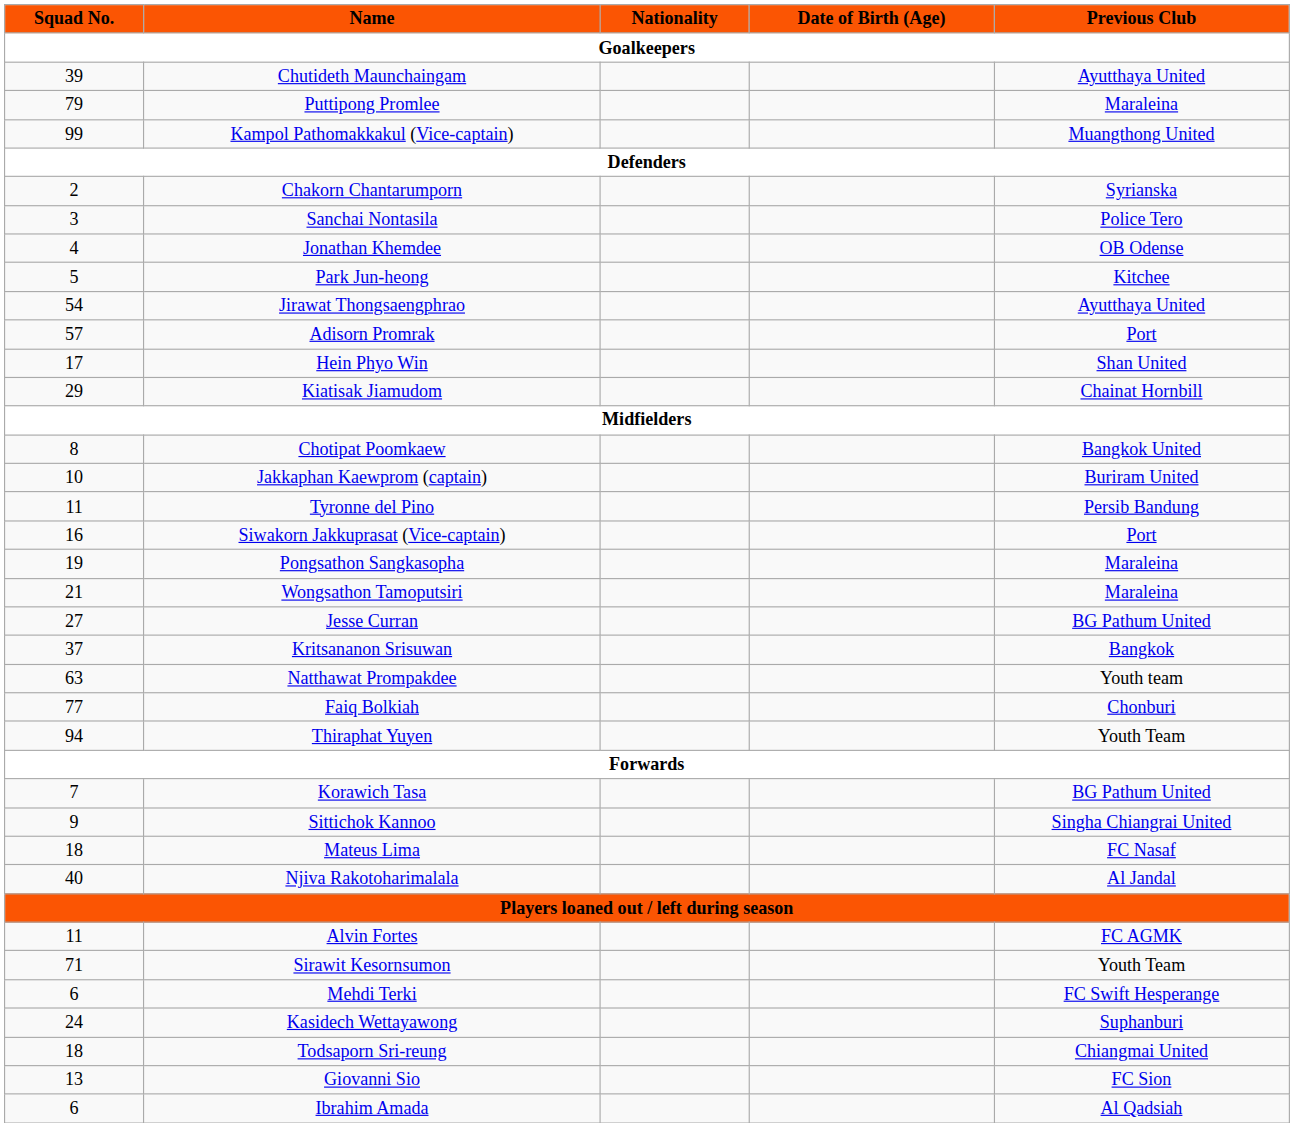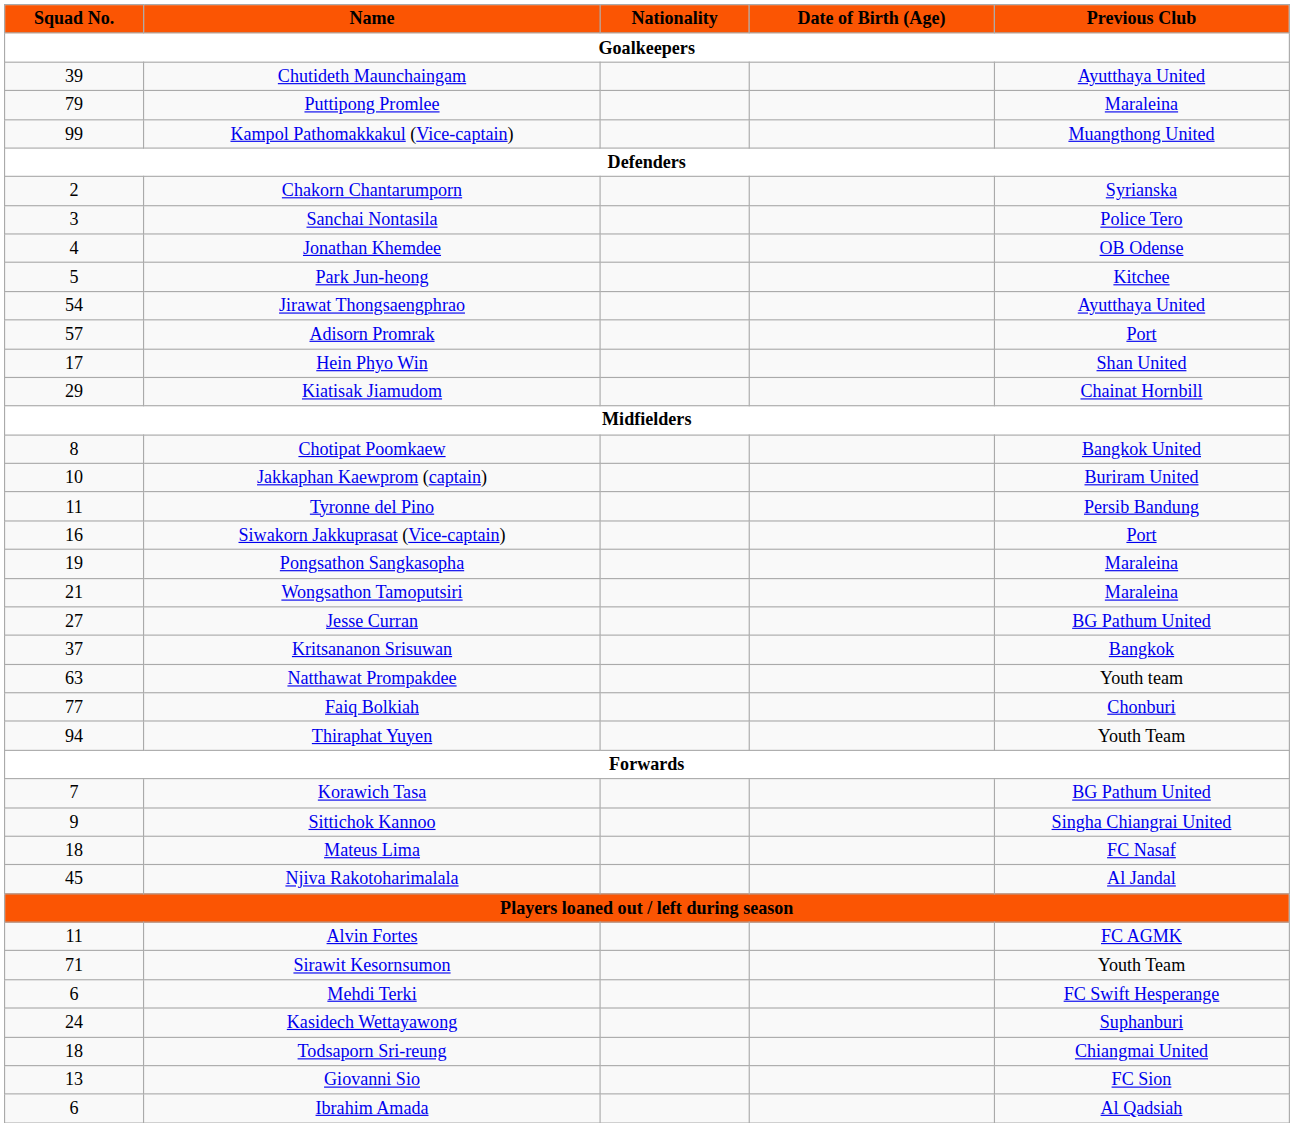(74, 879) 40 -> (74, 879) 45
